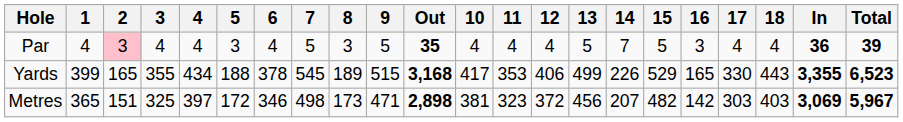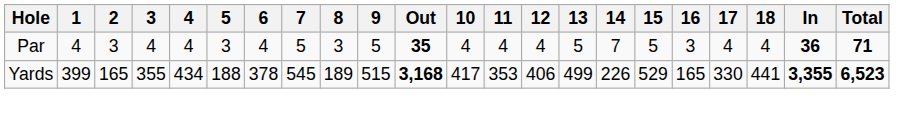(123, 46) pink background -> (114, 46) no background
(872, 46) 39 -> (862, 46) 71
(775, 74) 443 -> (766, 74) 441
- row: (36, 102)
